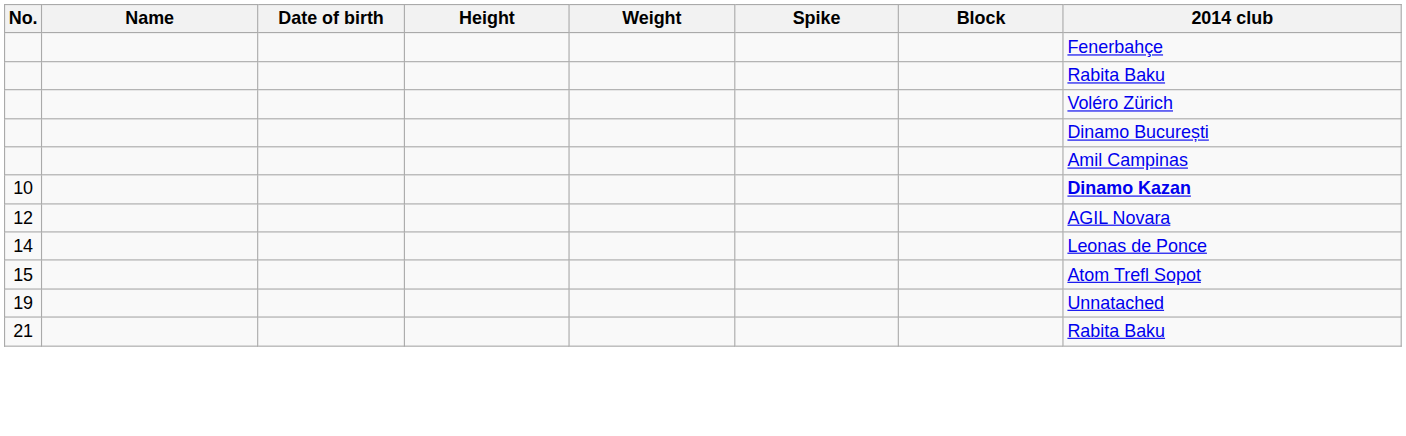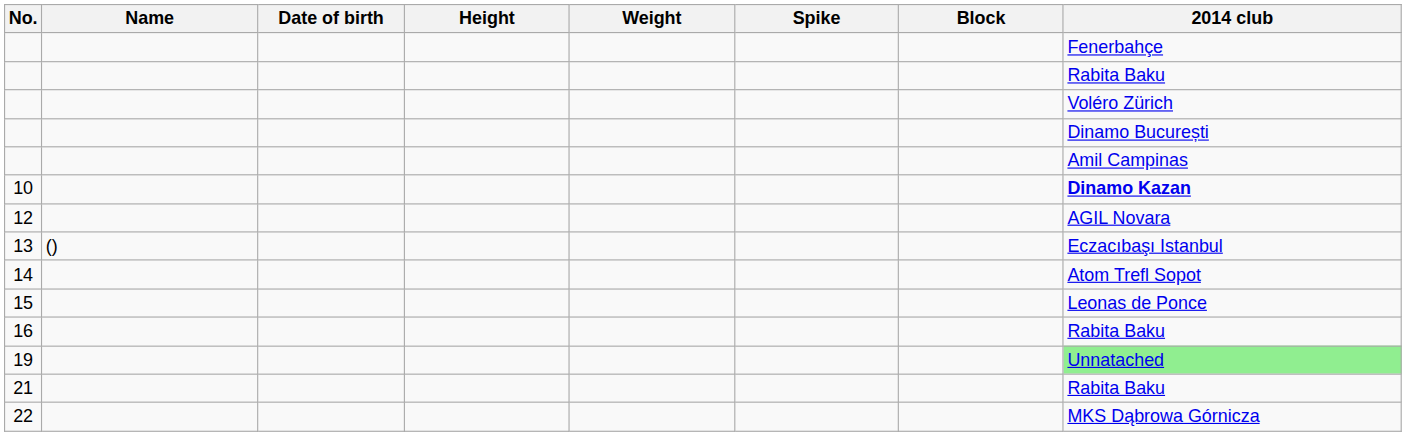+ row: (23, 246)
(1137, 246) Leonas de Ponce -> (1134, 274) Atom Trefl Sopot
(1134, 274) Atom Trefl Sopot -> (1137, 302) Leonas de Ponce
+ row: (23, 331)
(1116, 302) no background -> (1116, 359) lightgreen background
+ row: (23, 416)
